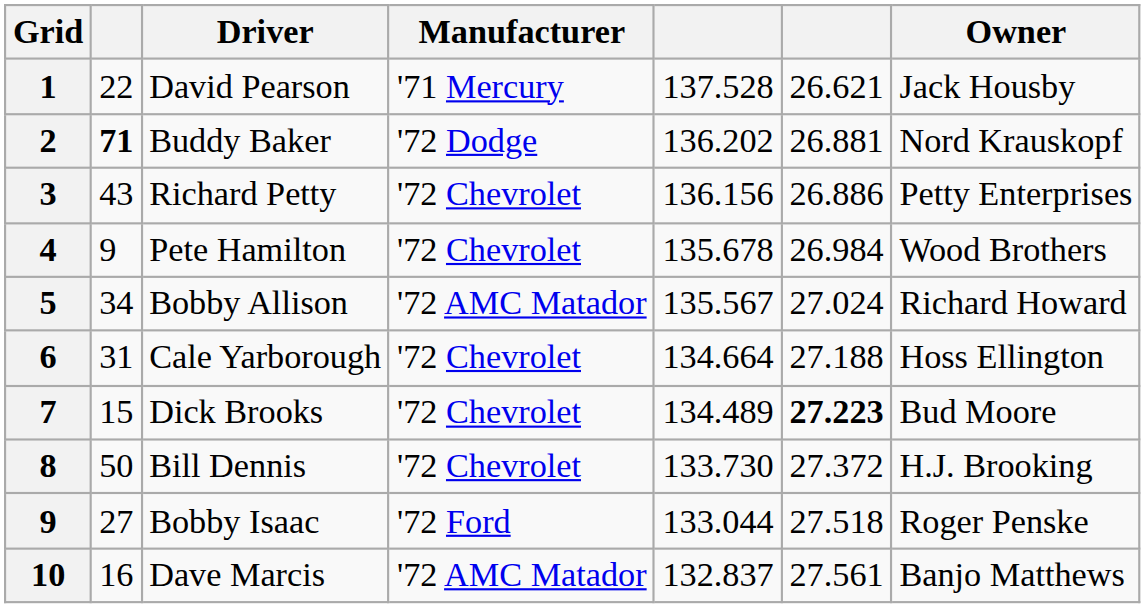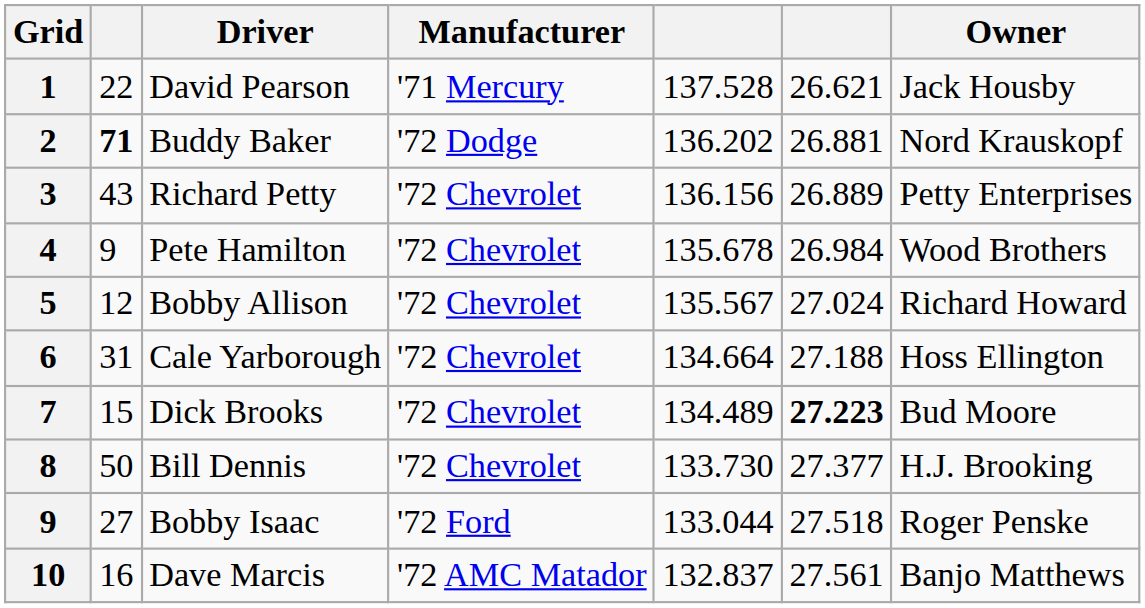(837, 194) 26.886 -> (837, 194) 26.889
(116, 303) 34 -> (116, 303) 12
(522, 303) '72 AMC Matador -> (489, 303) '72 Chevrolet
(837, 466) 27.372 -> (837, 466) 27.377
